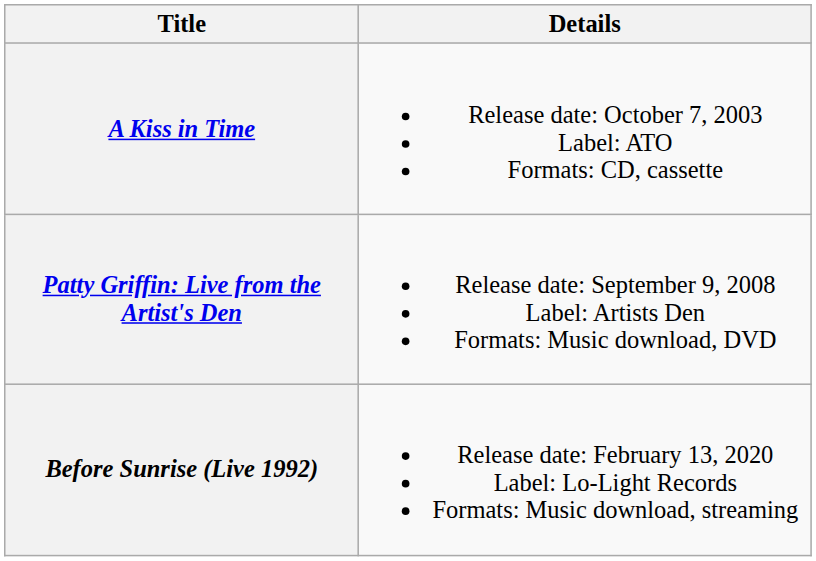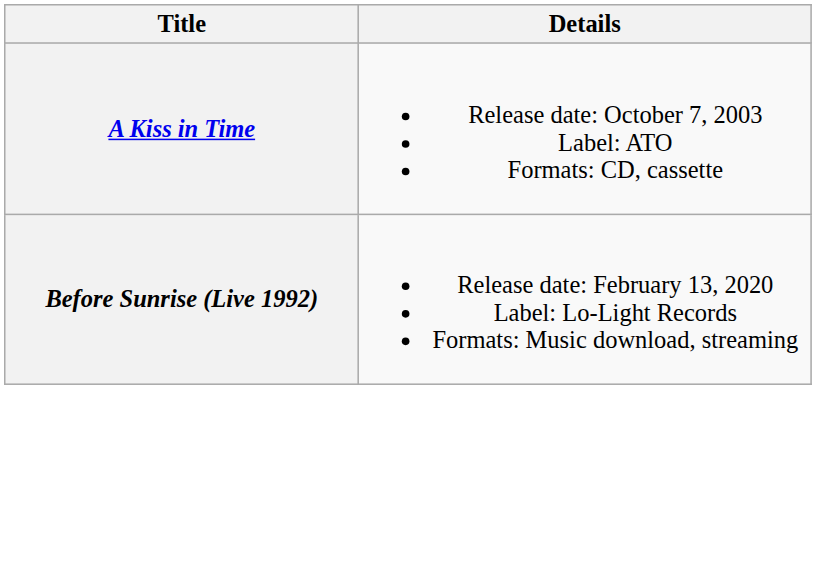- row: (182, 298)
